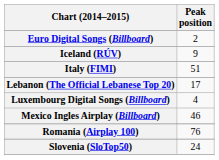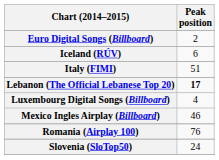(195, 54) 9 -> (195, 54) 6
(195, 85) normal -> (195, 85) bold
